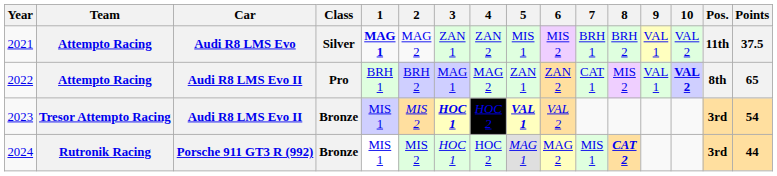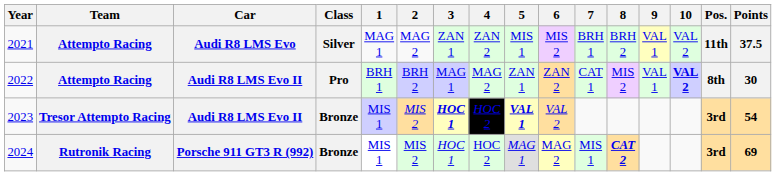(380, 44) bold -> (379, 44) normal
(752, 80) 65 -> (751, 80) 30
(752, 152) 44 -> (751, 152) 69
